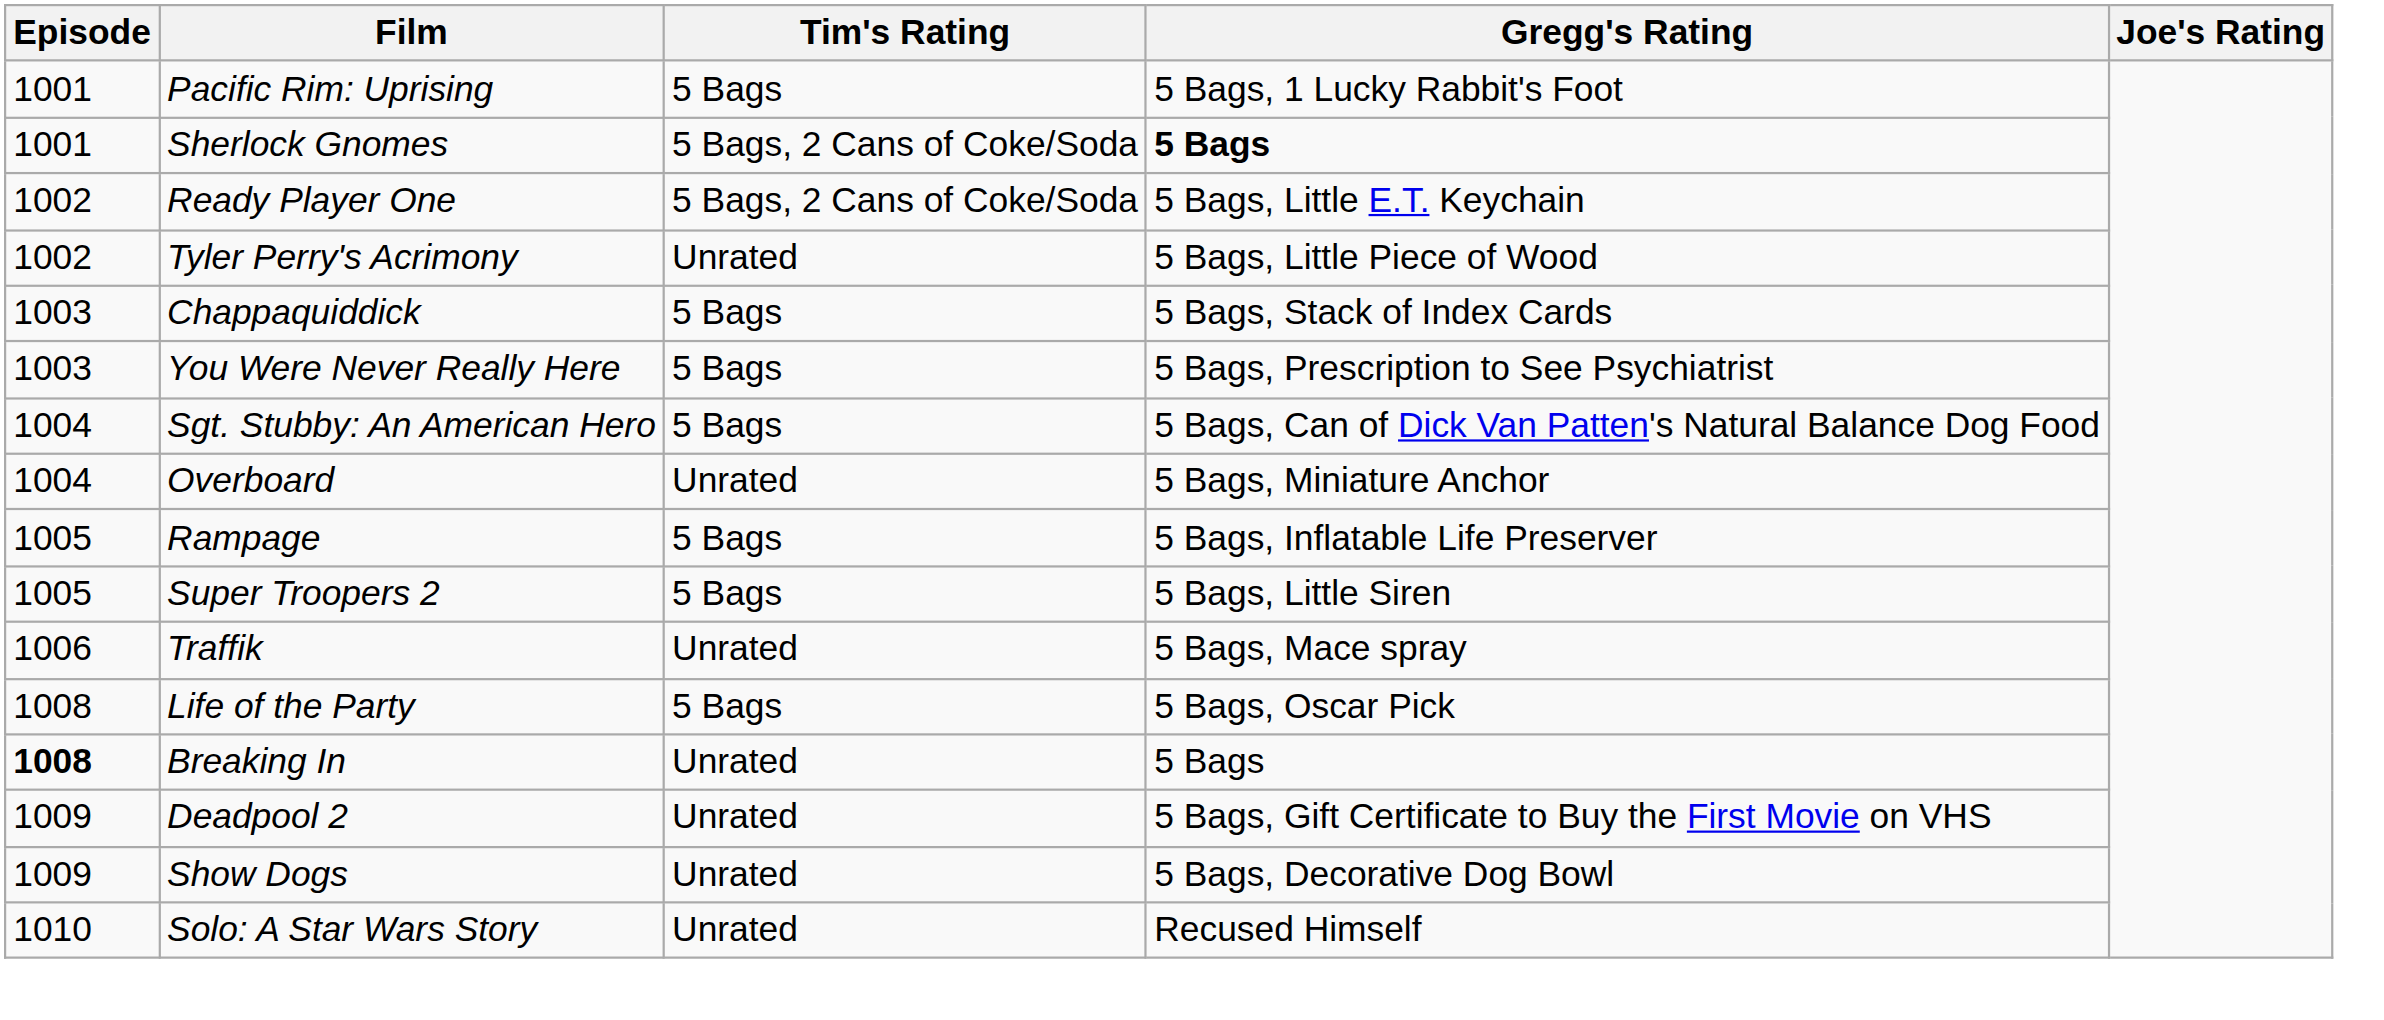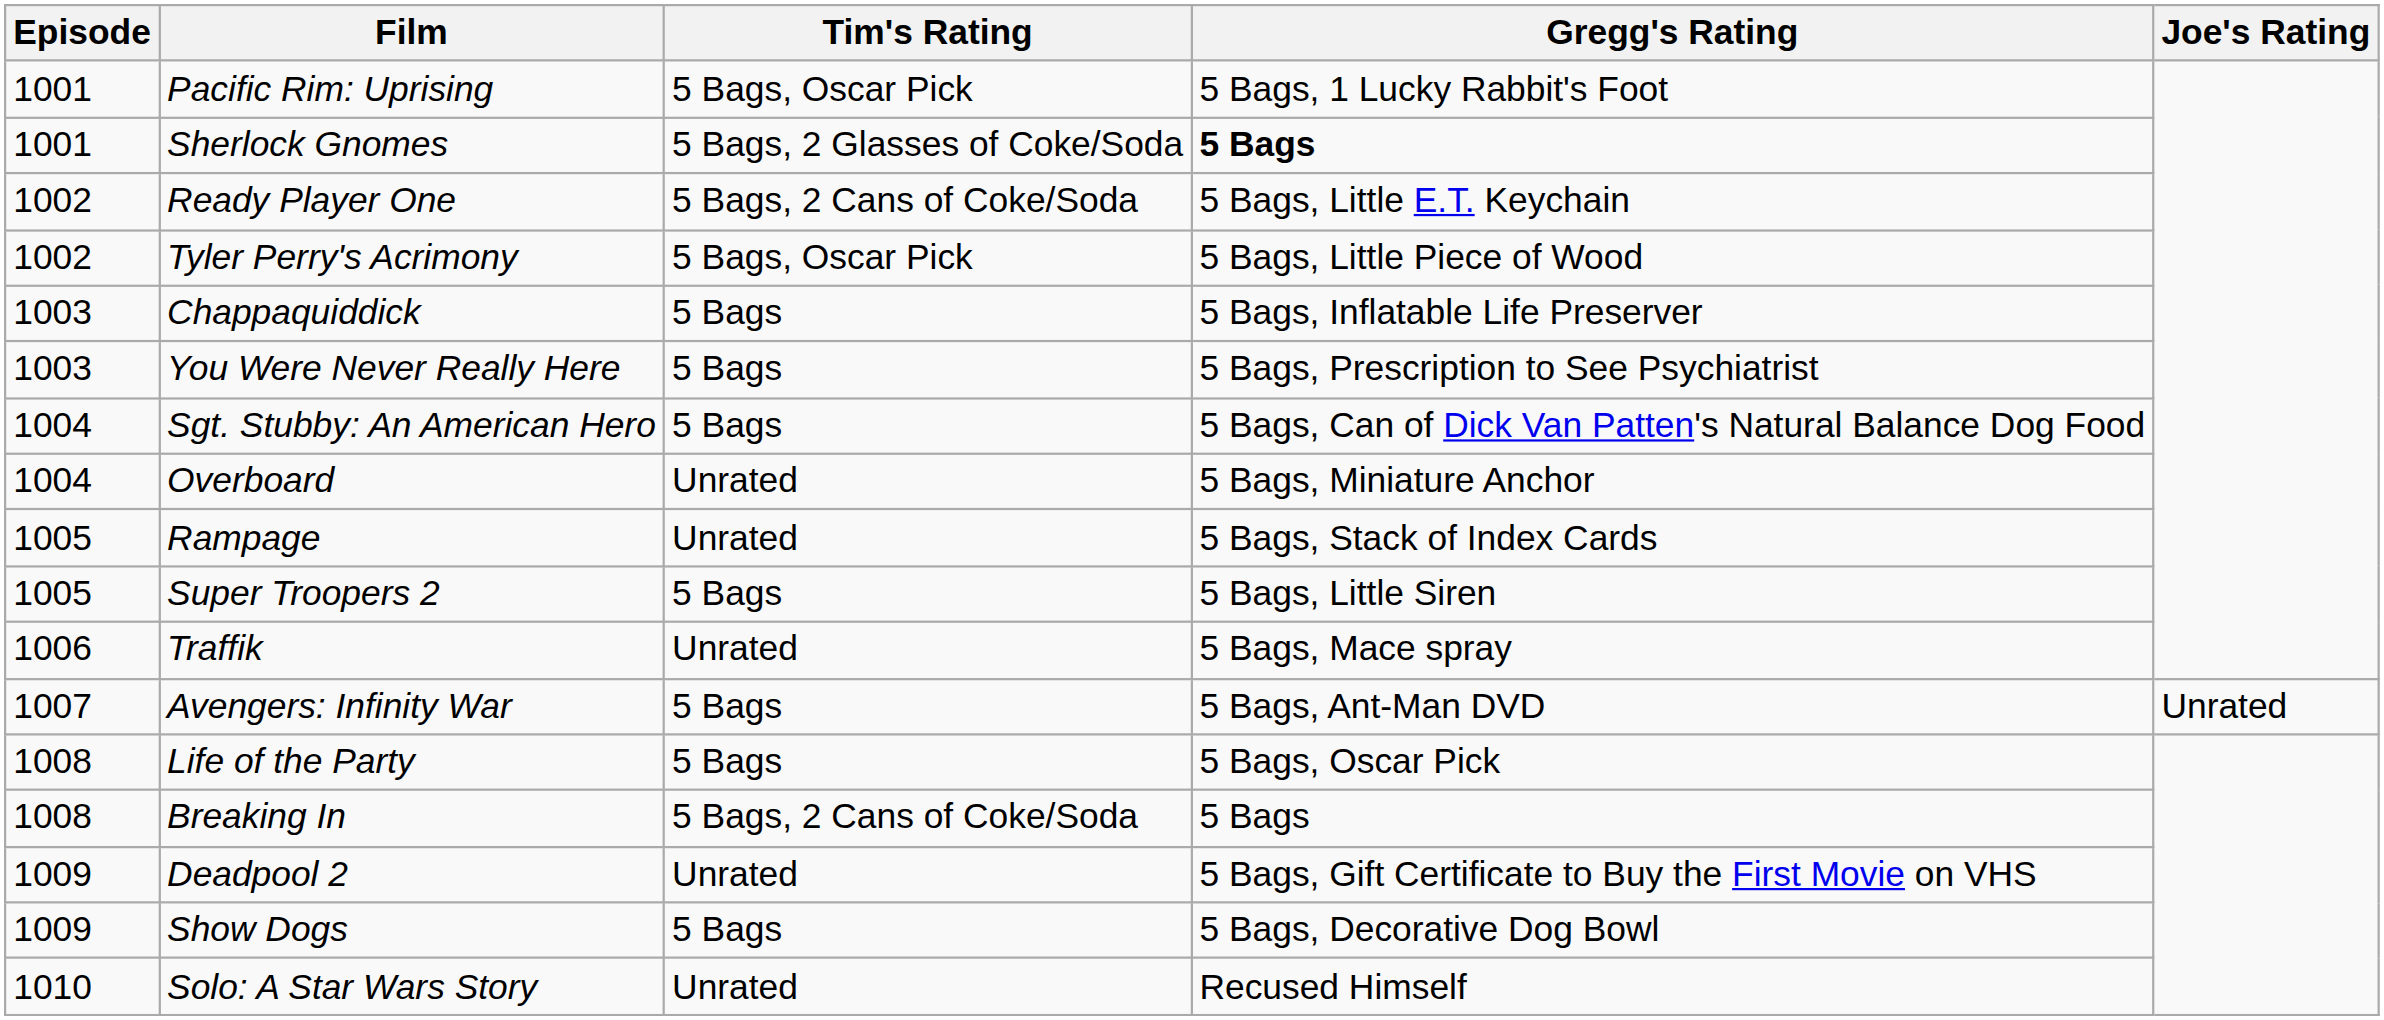(727, 88) 5 Bags -> (822, 88) 5 Bags, Oscar Pick
(905, 144) 5 Bags, 2 Cans of Coke/Soda -> (928, 144) 5 Bags, 2 Glasses of Coke/Soda
(735, 256) Unrated -> (822, 256) 5 Bags, Oscar Pick
(1383, 312) 5 Bags, Stack of Index Cards -> (1451, 312) 5 Bags, Inflatable Life Preserver
(727, 537) 5 Bags -> (735, 537) Unrated
(1406, 537) 5 Bags, Inflatable Life Preserver -> (1428, 537) 5 Bags, Stack of Index Cards
+ row: (339, 705)
(53, 761) bold -> (53, 817) normal
(735, 761) Unrated -> (905, 817) 5 Bags, 2 Cans of Coke/Soda
(735, 873) Unrated -> (727, 929) 5 Bags
